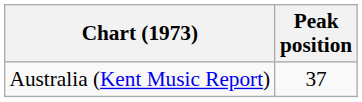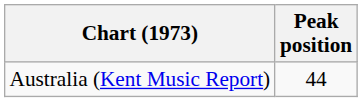(316, 79) 37 -> (316, 79) 44
